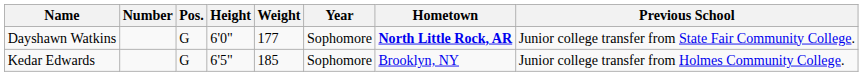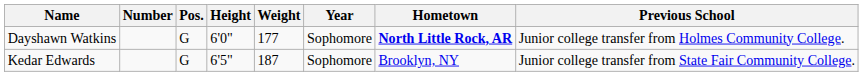(687, 37) Junior college transfer from State Fair Community College. -> (682, 37) Junior college transfer from Holmes Community College.
(268, 60) 185 -> (268, 60) 187
(682, 60) Junior college transfer from Holmes Community College. -> (687, 60) Junior college transfer from State Fair Community College.
